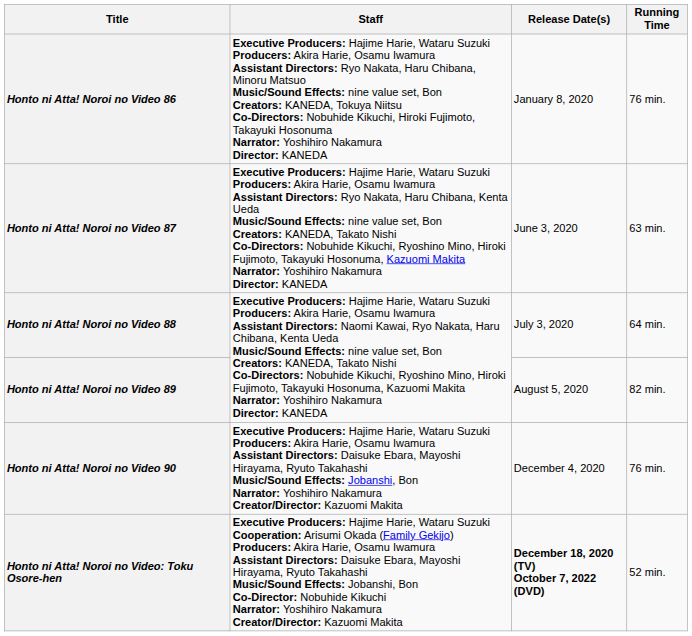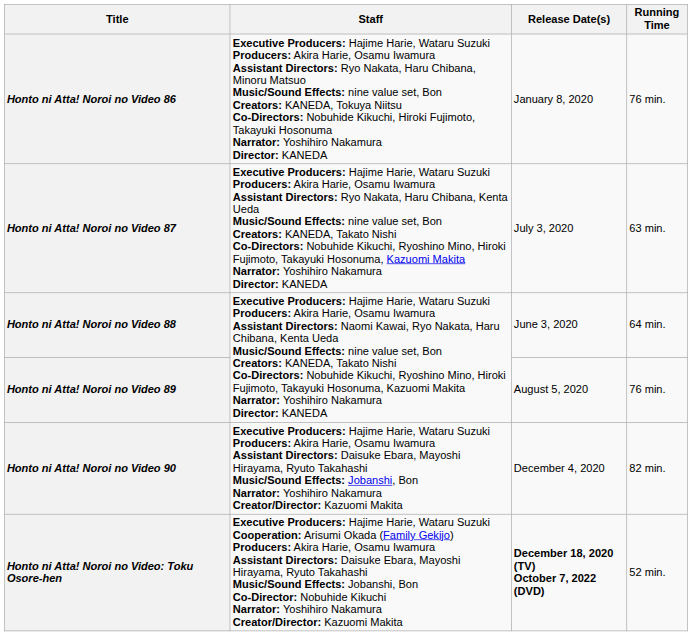(546, 228) June 3, 2020 -> (544, 228) July 3, 2020
(544, 325) July 3, 2020 -> (546, 325) June 3, 2020
(647, 389) 82 min. -> (647, 389) 76 min.
(647, 468) 76 min. -> (647, 468) 82 min.
